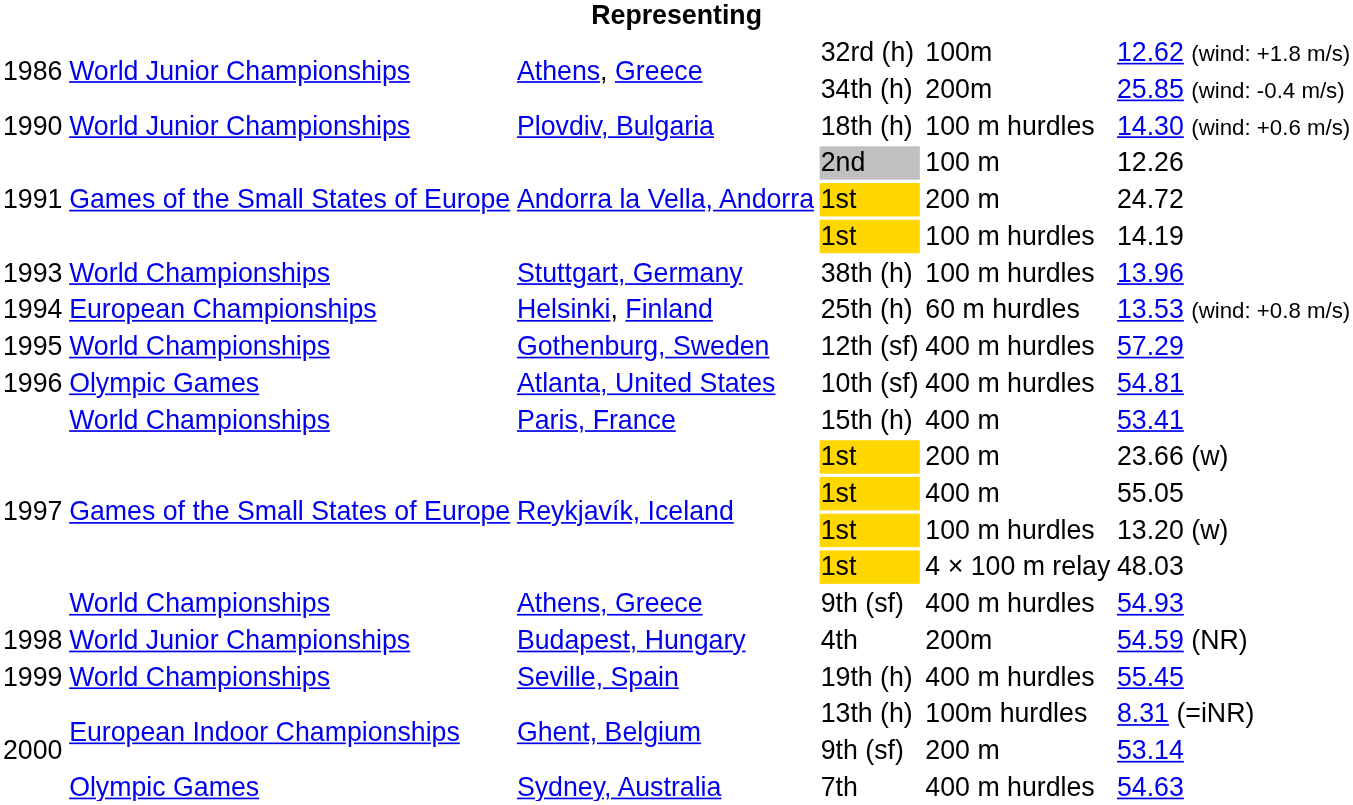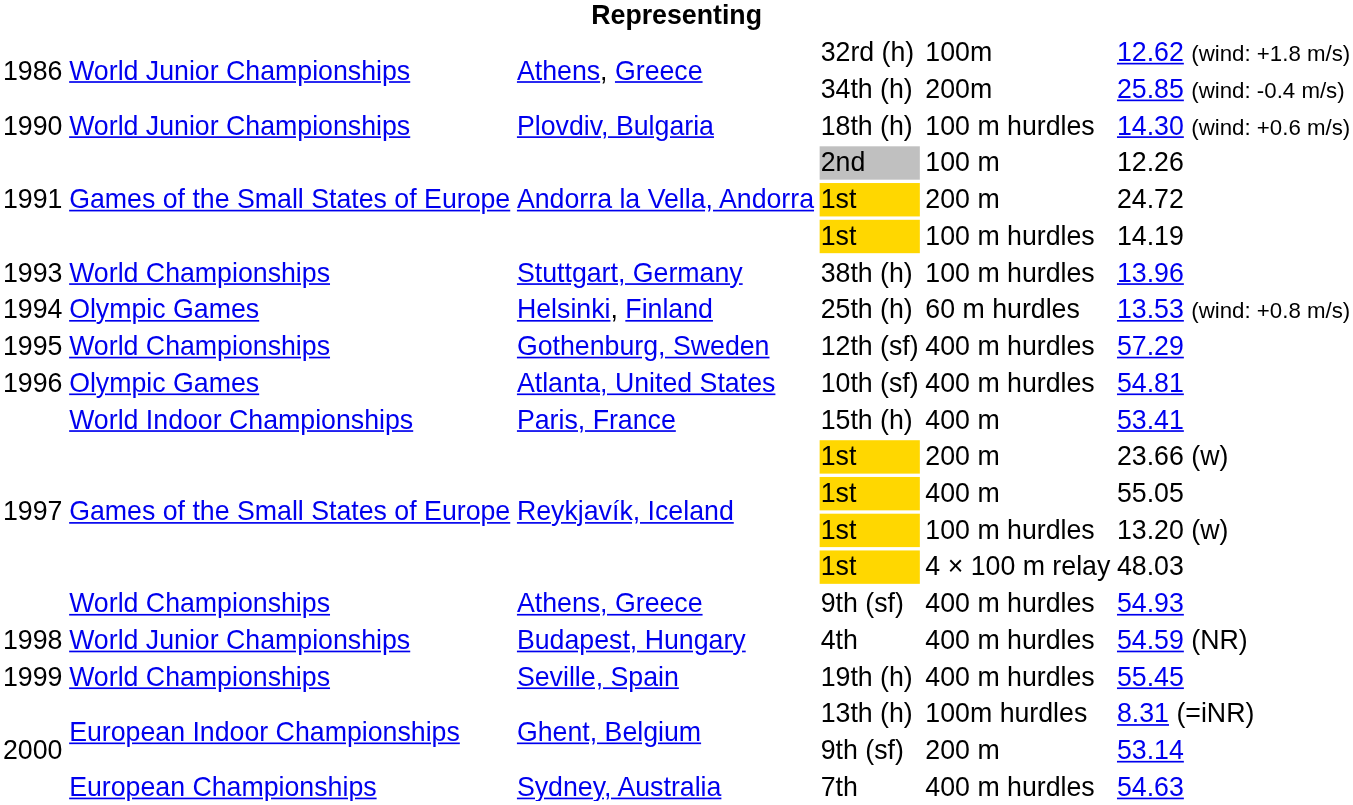(223, 309) European Championships -> (164, 309) Olympic Games
(200, 419) World Championships -> (241, 419) World Indoor Championships
(959, 640) 200m -> (1010, 640) 400 m hurdles
(164, 787) Olympic Games -> (223, 787) European Championships
